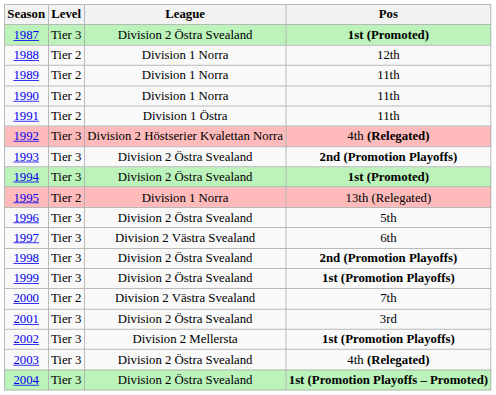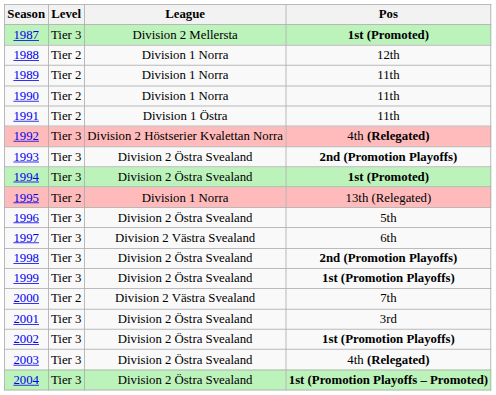(185, 34) Division 2 Östra Svealand -> (185, 34) Division 2 Mellersta
(185, 339) Division 2 Mellersta -> (185, 339) Division 2 Östra Svealand
